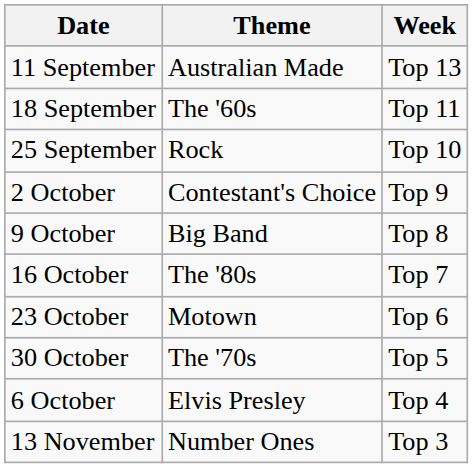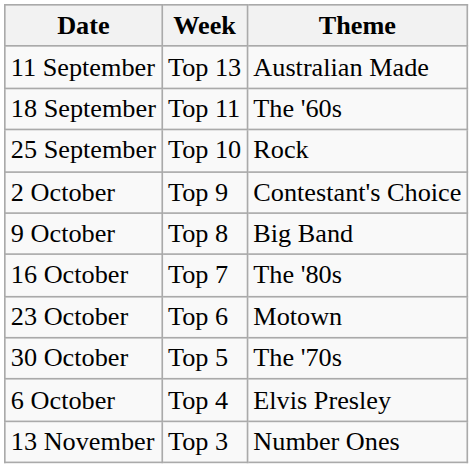columns swapped: (425, 25) <-> (272, 25)
